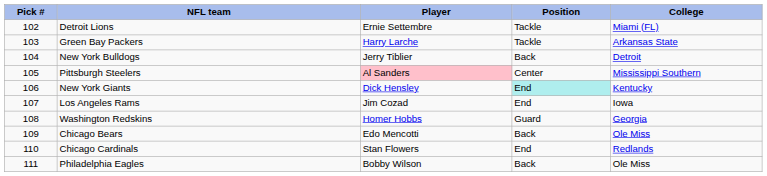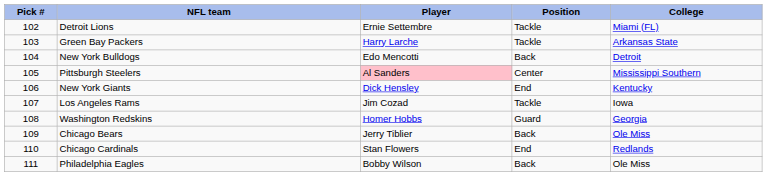(387, 57) Jerry Tiblier -> (391, 57) Edo Mencotti
(523, 88) paleturquoise background -> (523, 88) no background
(523, 103) End -> (528, 103) Tackle
(391, 133) Edo Mencotti -> (387, 133) Jerry Tiblier
